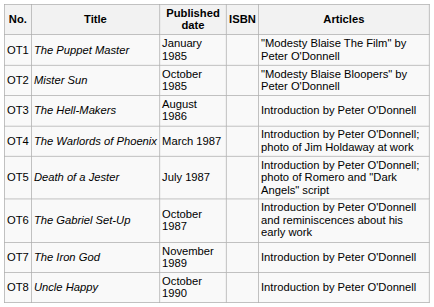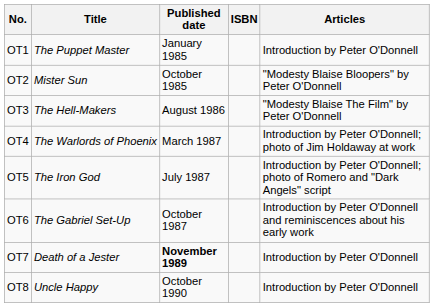(334, 50) "Modesty Blaise The Film" by Peter O'Donnell -> (340, 50) Introduction by Peter O'Donnell
(339, 110) Introduction by Peter O'Donnell -> (335, 110) "Modesty Blaise The Film" by Peter O'Donnell
(77, 177) Death of a Jester -> (67, 177) The Iron God
(67, 257) The Iron God -> (77, 257) Death of a Jester
(188, 257) normal -> (189, 257) bold
